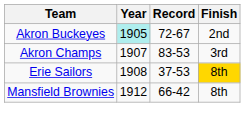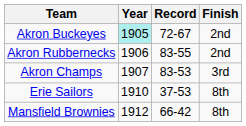+ row: (61, 53)
(133, 72) 1908 -> (135, 92) 1910
(219, 72) gold background -> (220, 92) no background
